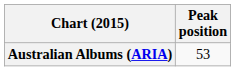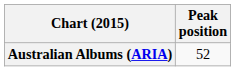(203, 54) 53 -> (203, 54) 52
